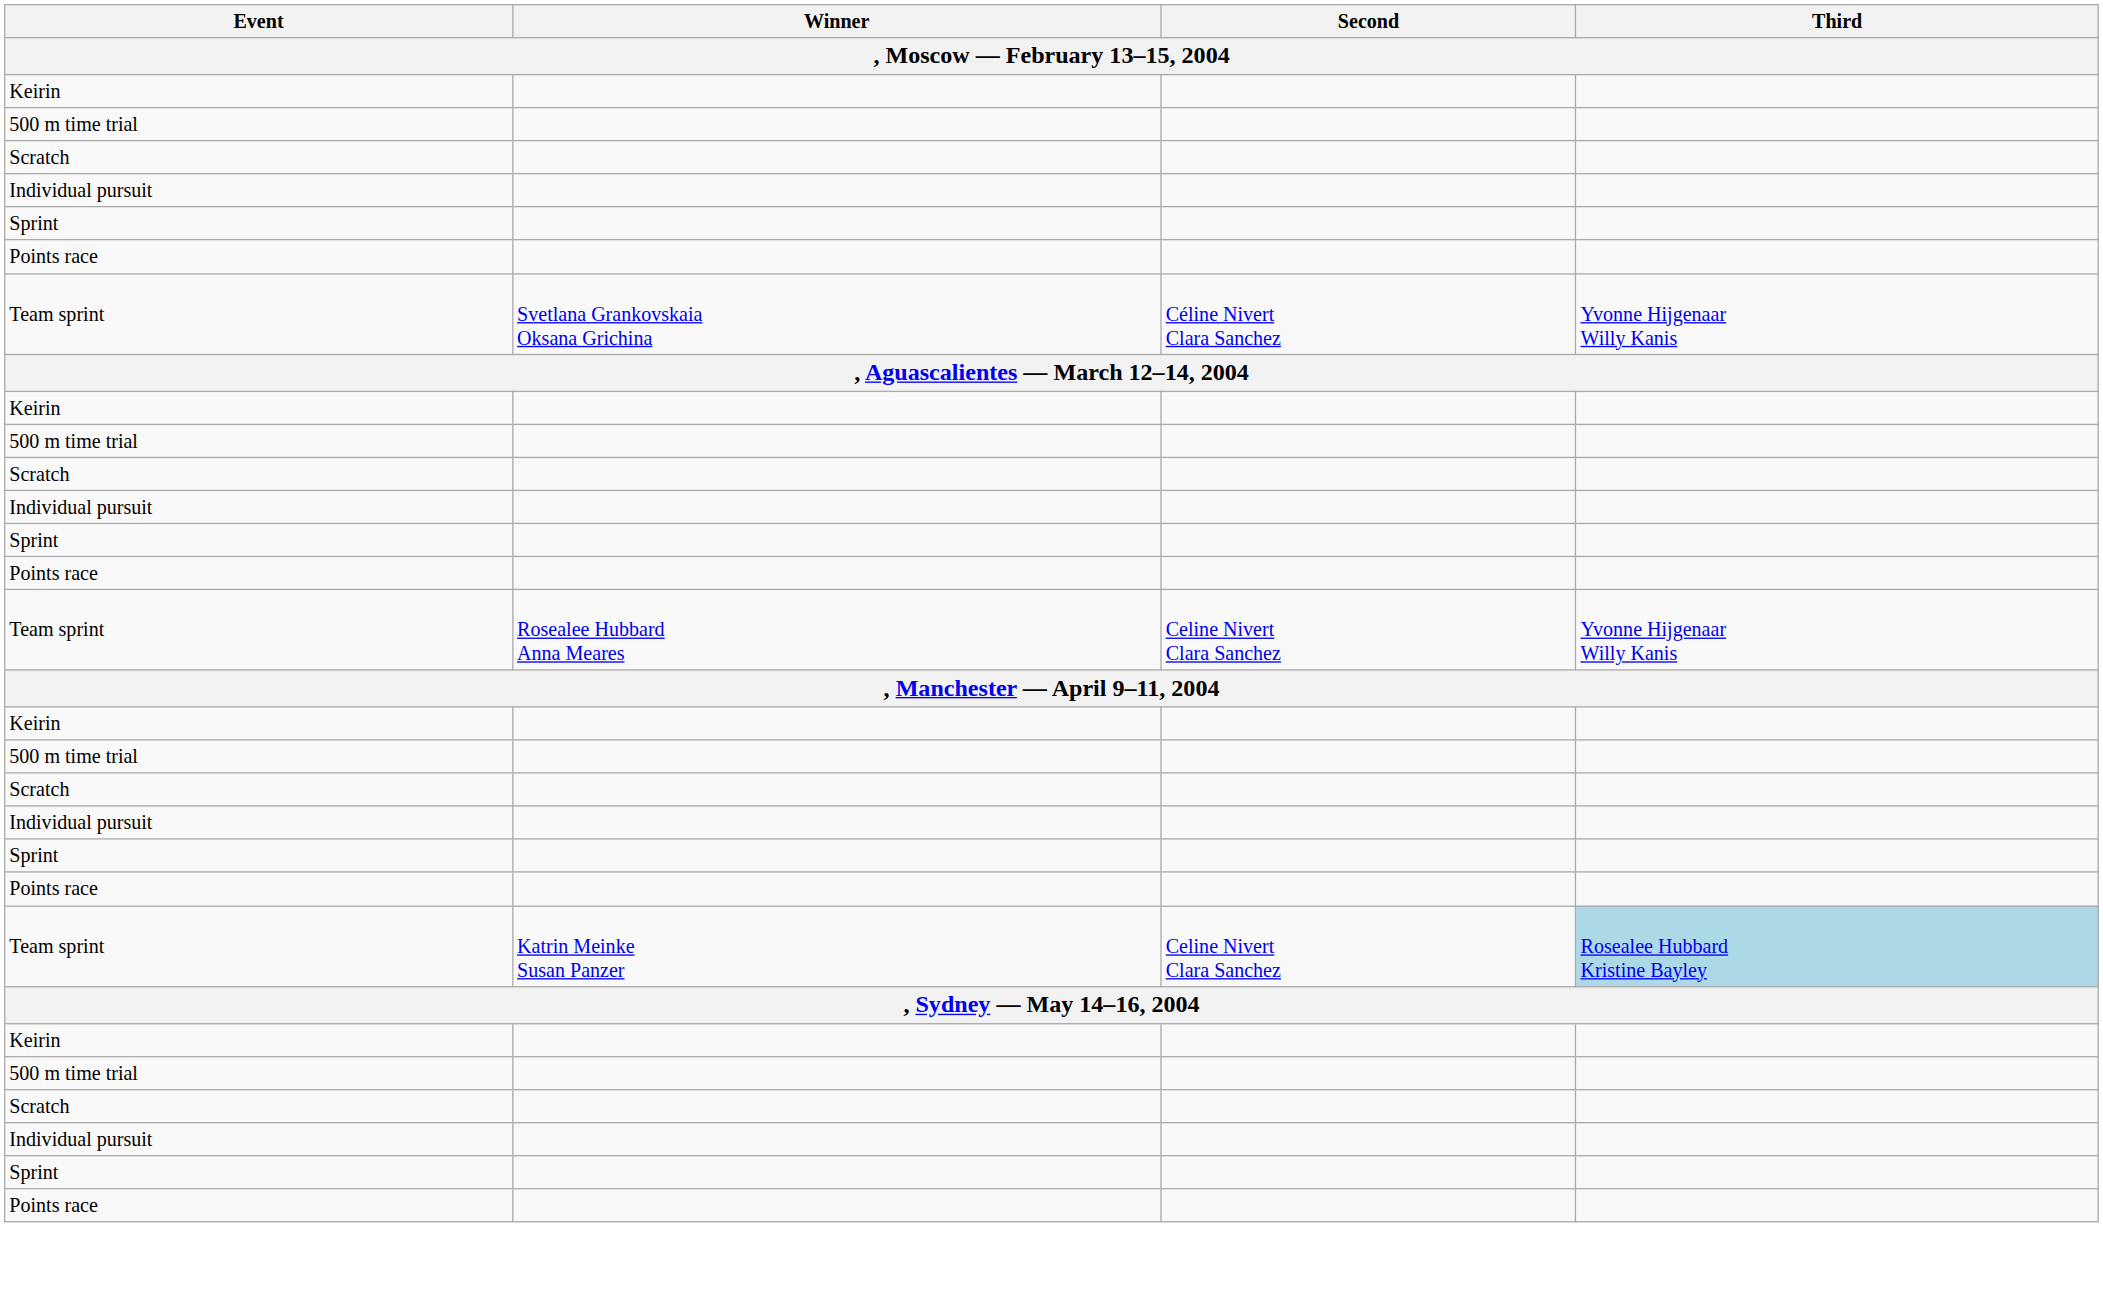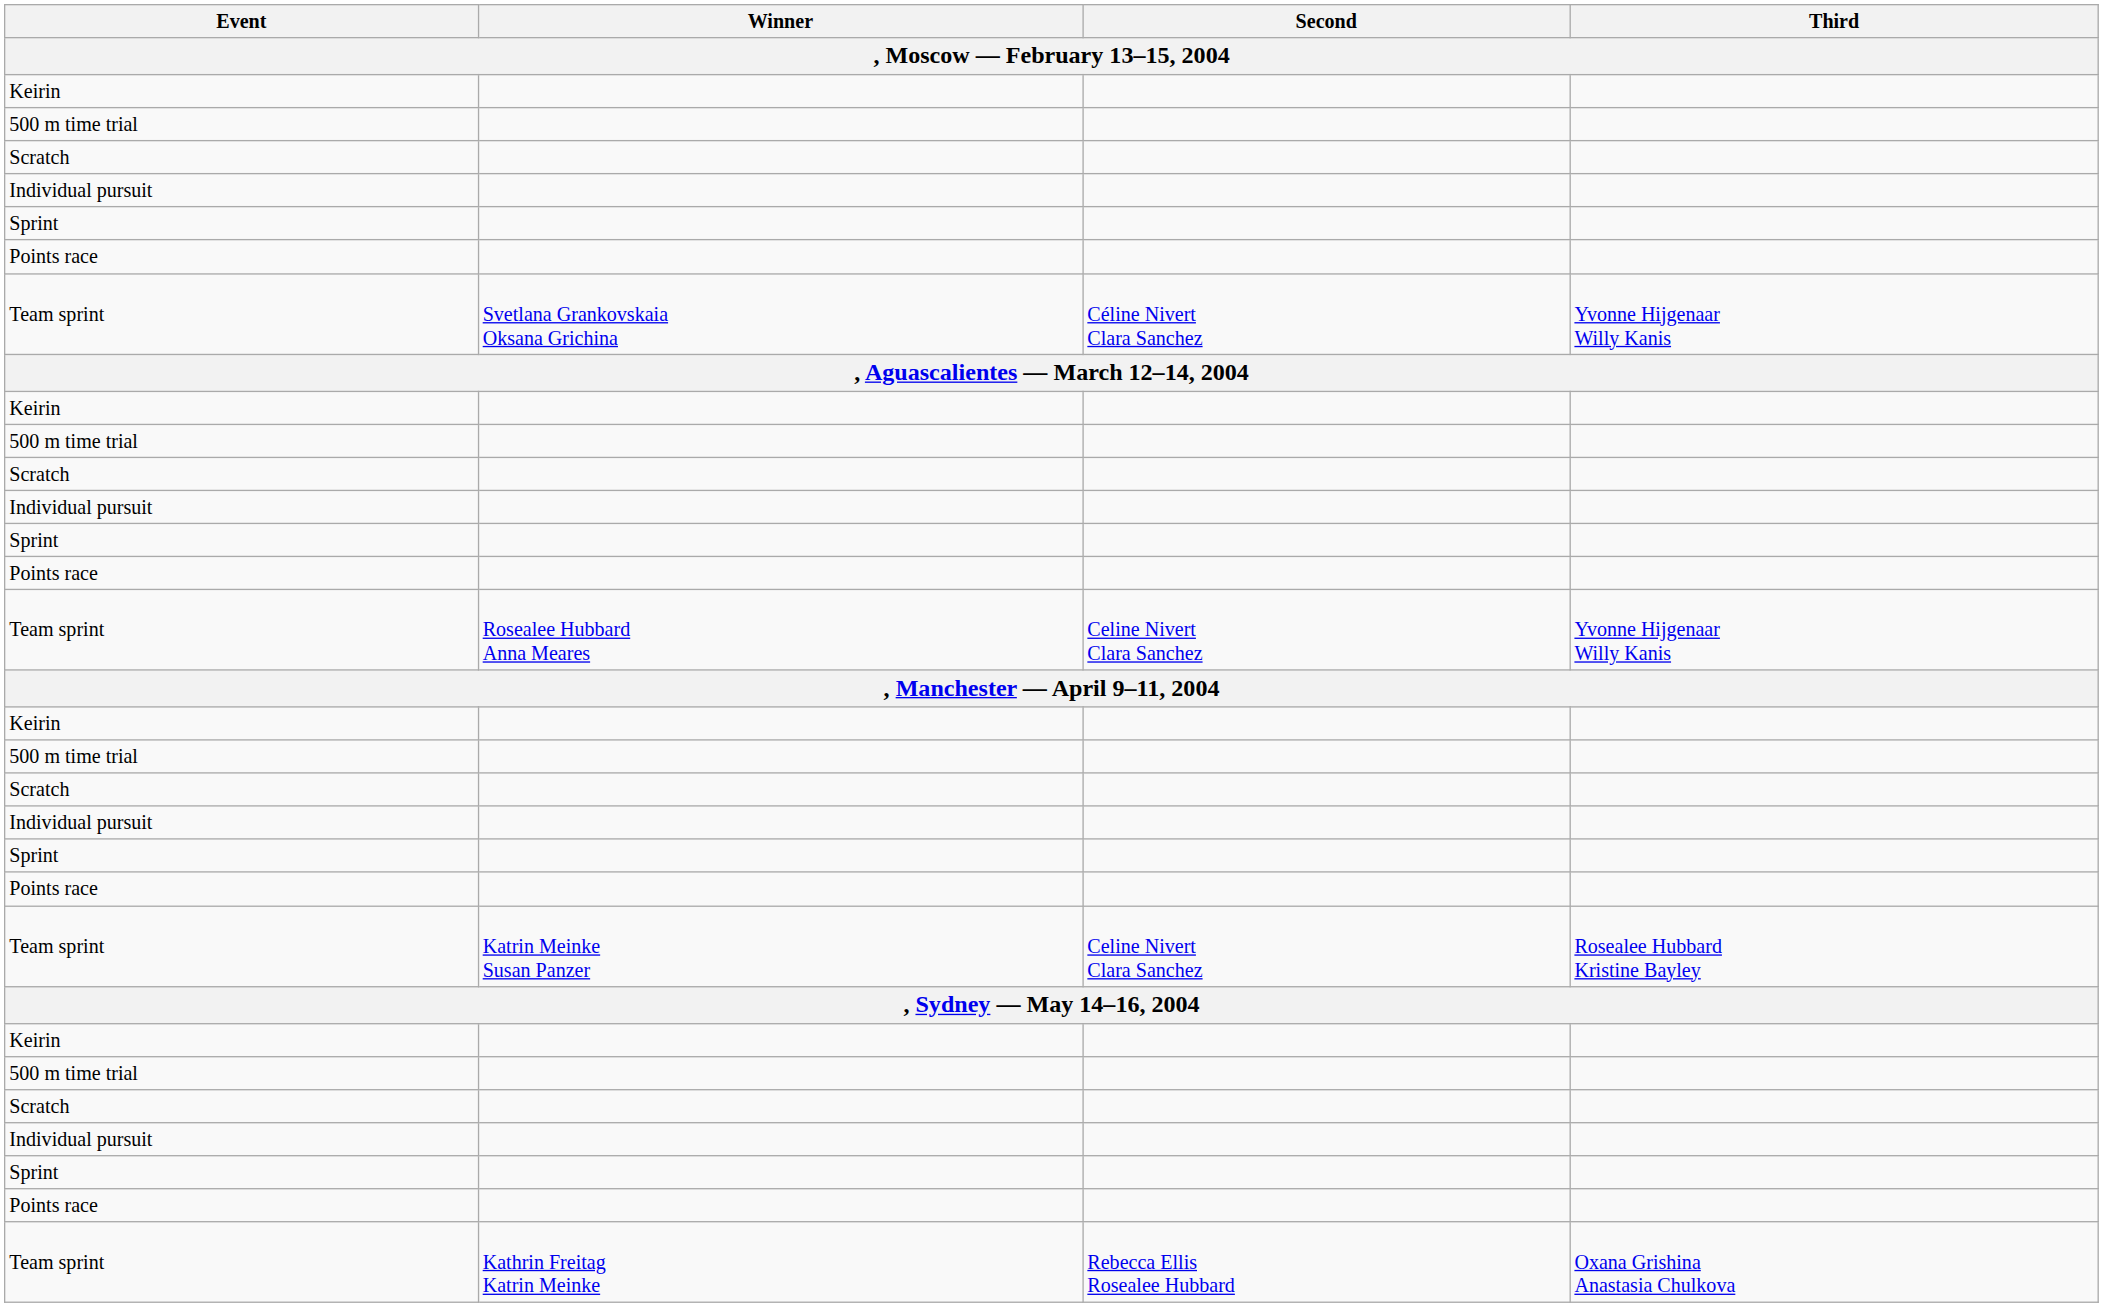(1654, 957) lightblue background -> (1648, 957) no background
+ row: (57, 1262)
